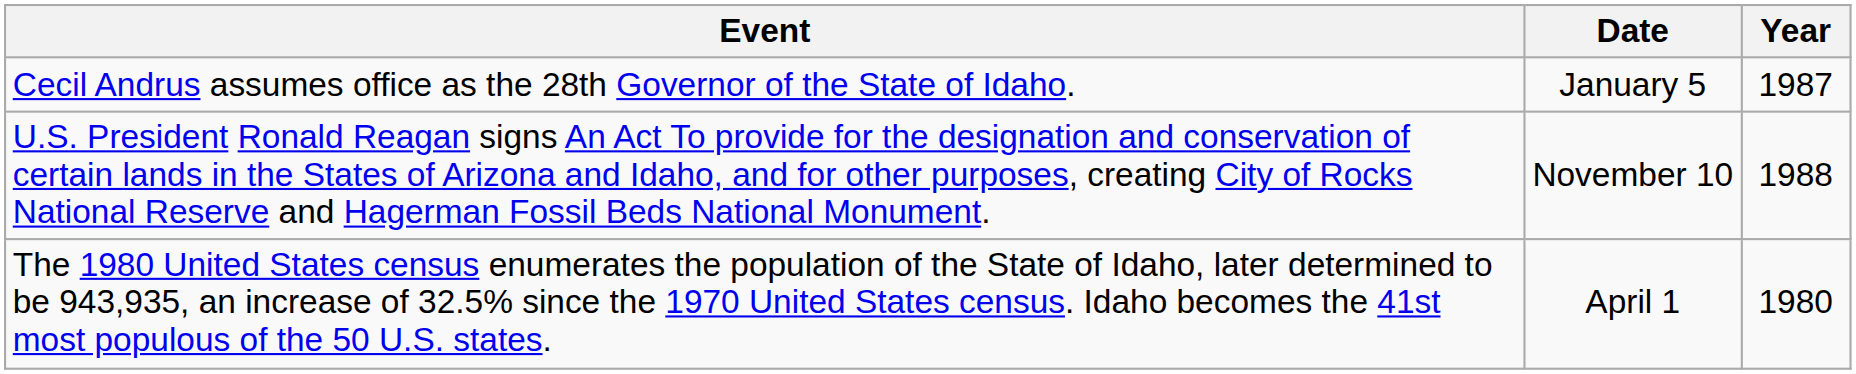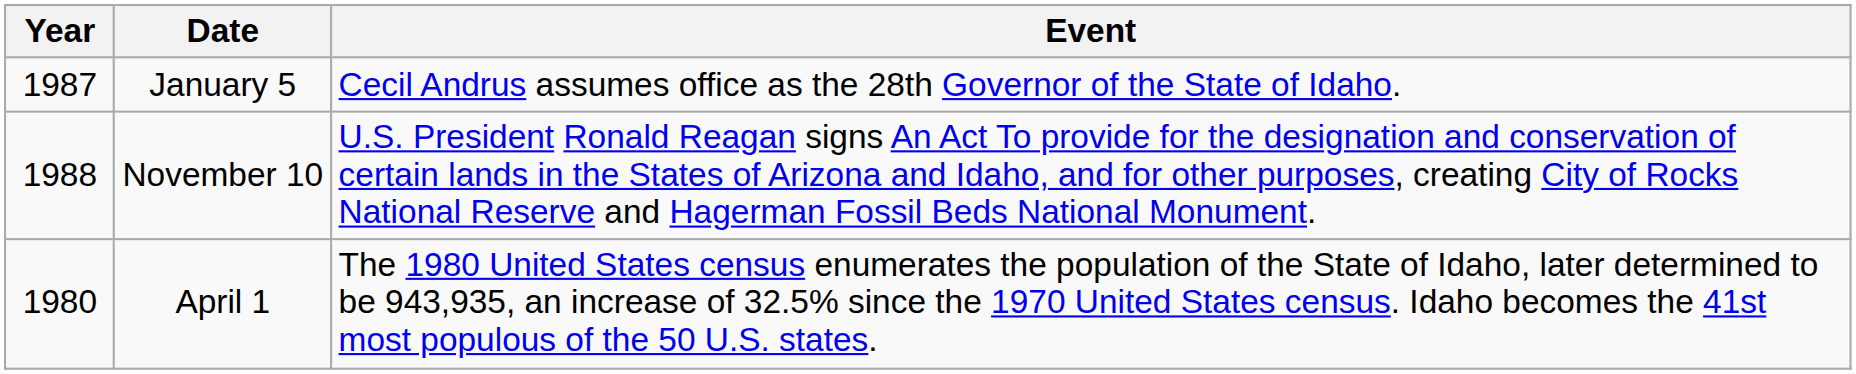columns swapped: (1796, 31) <-> (765, 31)
